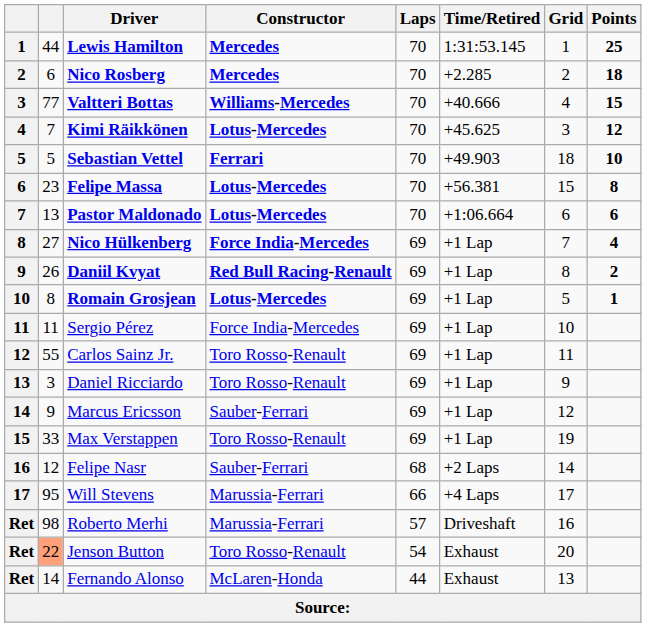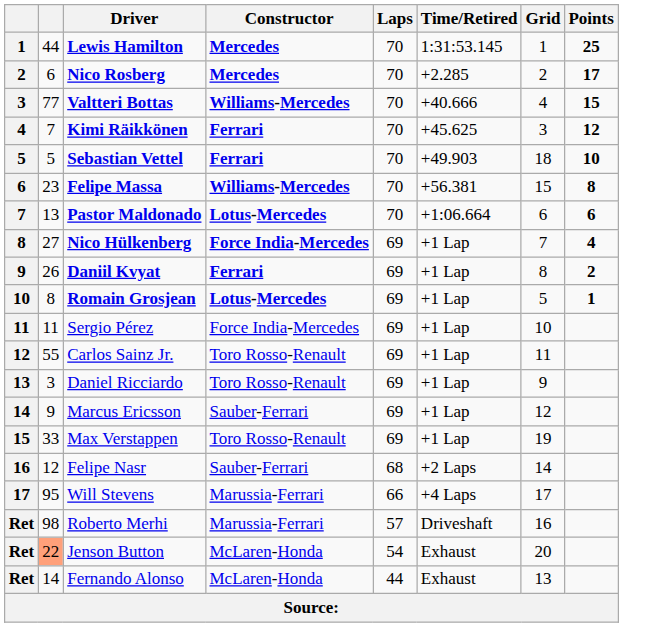(614, 74) 18 -> (591, 74) 17
(268, 130) Lotus-Mercedes -> (236, 130) Ferrari
(268, 186) Lotus-Mercedes -> (280, 186) Williams-Mercedes
(301, 270) Red Bull Racing-Renault -> (236, 270) Ferrari
(278, 551) Toro Rosso-Renault -> (266, 551) McLaren-Honda
